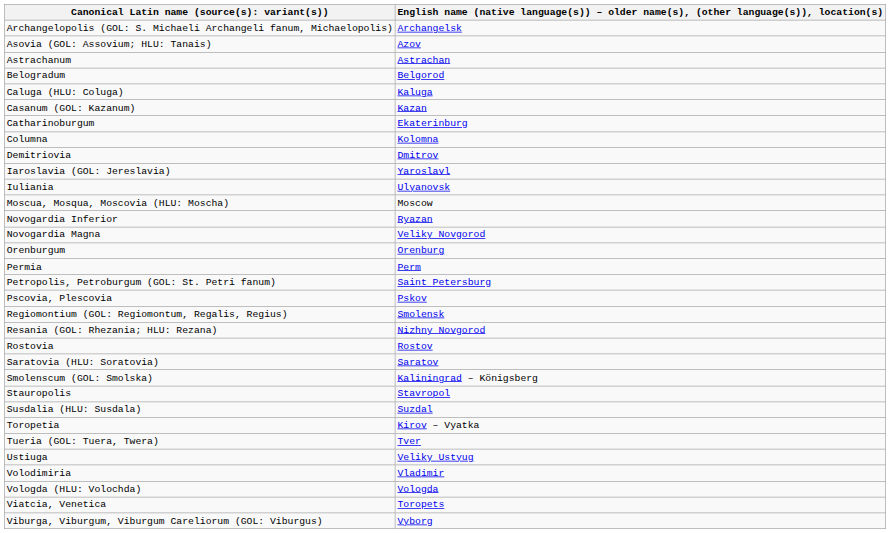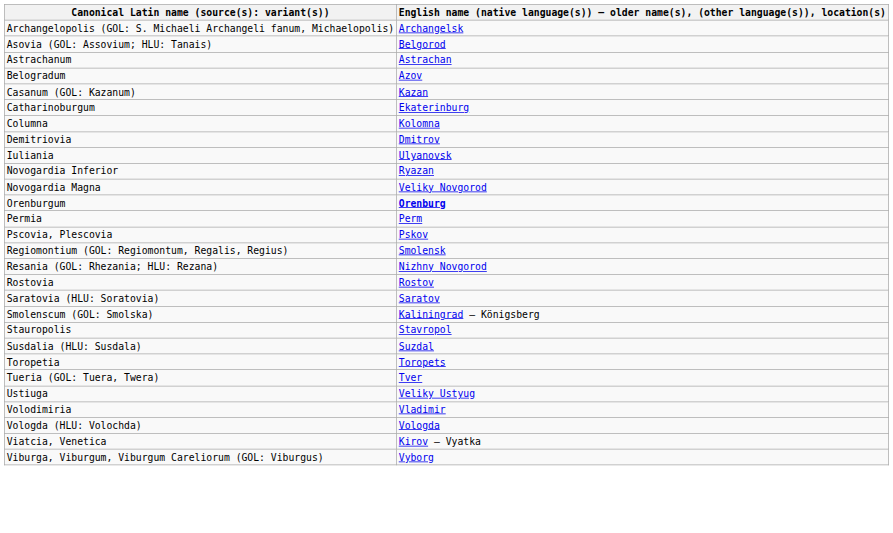(409, 44) Azov -> (422, 44) Belgorod
(421, 76) Belgorod -> (410, 76) Azov
- row: (65, 92)
- row: (89, 171)
- row: (118, 203)
(421, 251) normal -> (422, 203) bold
- row: (141, 282)
(438, 425) Kirov – Vyatka -> (422, 362) Toropets
(421, 505) Toropets -> (440, 441) Kirov – Vyatka
